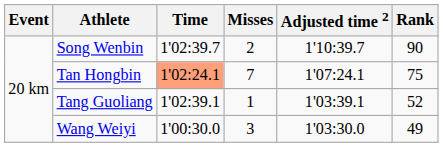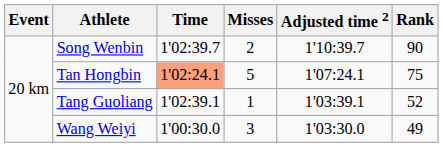(250, 75) 7 -> (250, 75) 5
